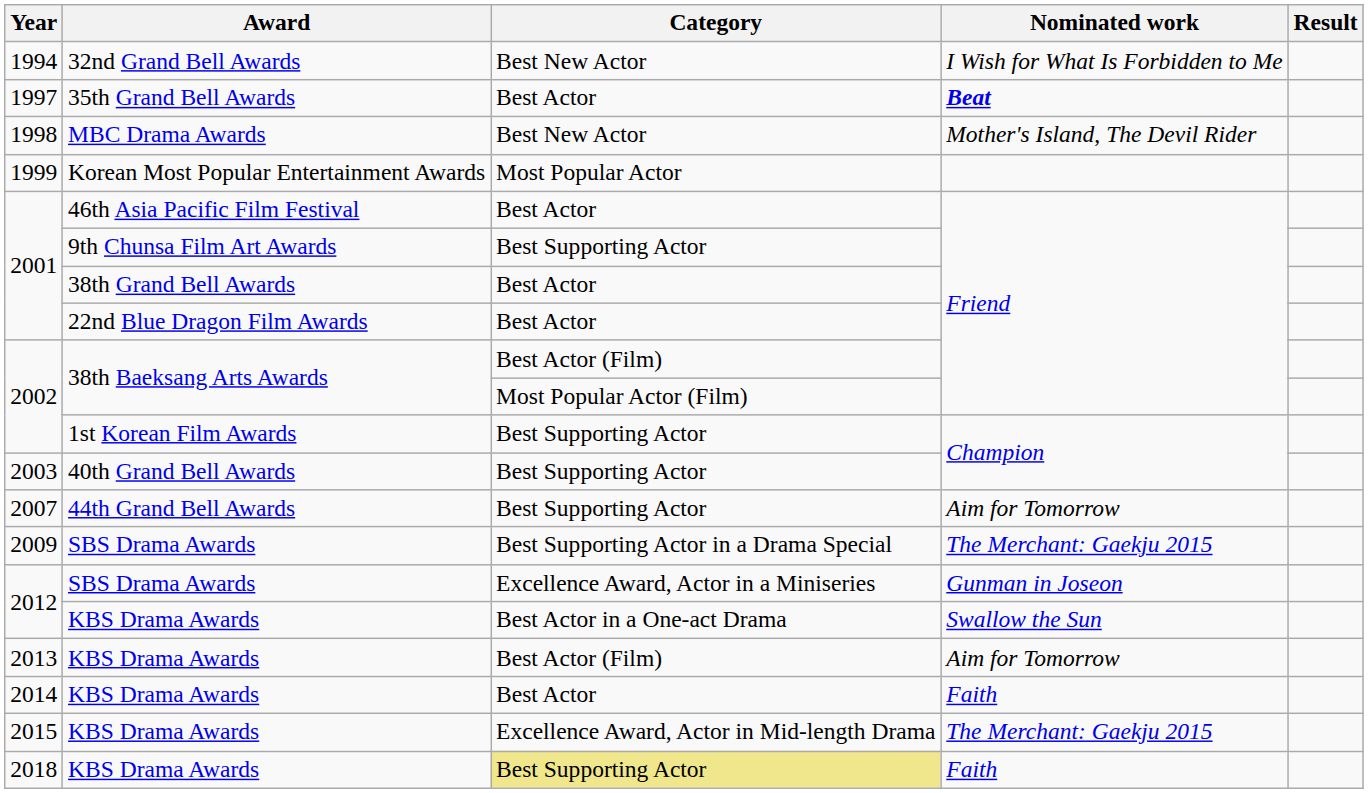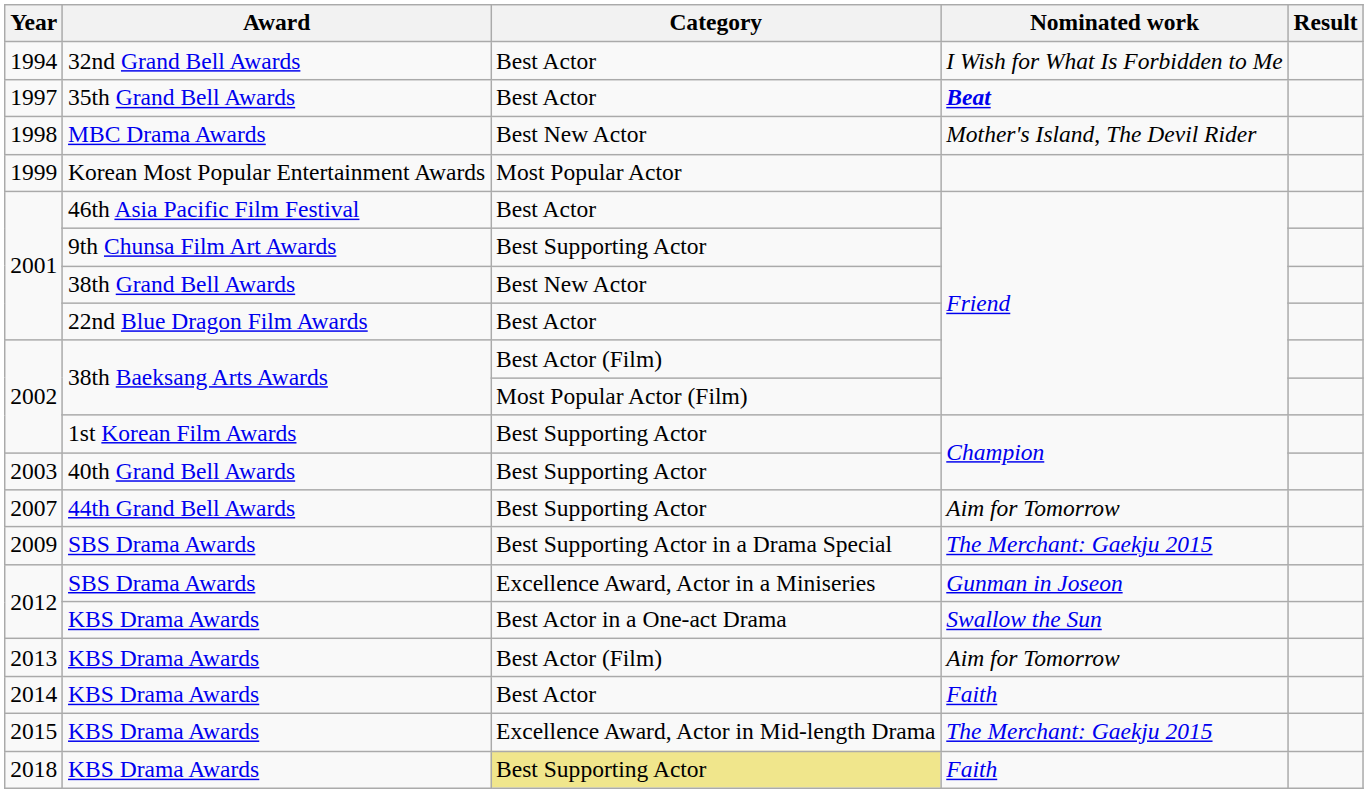(571, 60) Best New Actor -> (546, 60) Best Actor
(546, 284) Best Actor -> (571, 284) Best New Actor
